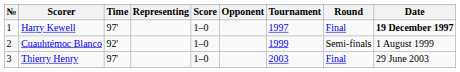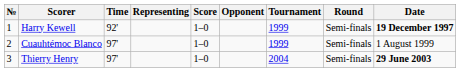(112, 28) 97' -> (112, 28) 92'
(278, 28) 1997 -> (278, 28) 1999
(336, 28) Final -> (349, 28) Semi-finals
(112, 43) 92' -> (112, 43) 97'
(278, 59) 2003 -> (278, 59) 2004
(336, 59) Final -> (349, 59) Semi-finals
(402, 59) normal -> (404, 59) bold
